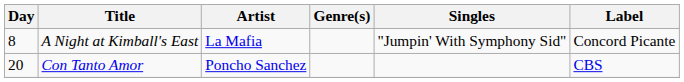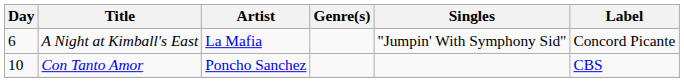(12, 41) 8 -> (12, 41) 6
(16, 65) 20 -> (16, 65) 10
